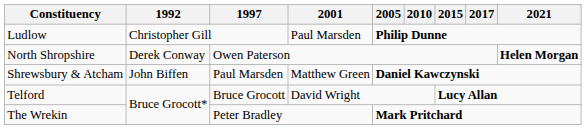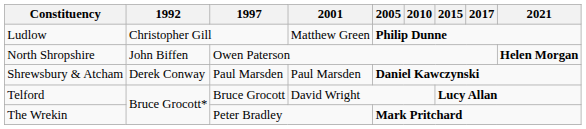(326, 34) Paul Marsden -> (330, 34) Matthew Green
(167, 54) Derek Conway -> (159, 54) John Biffen
(159, 74) John Biffen -> (167, 74) Derek Conway
(330, 74) Matthew Green -> (326, 74) Paul Marsden
